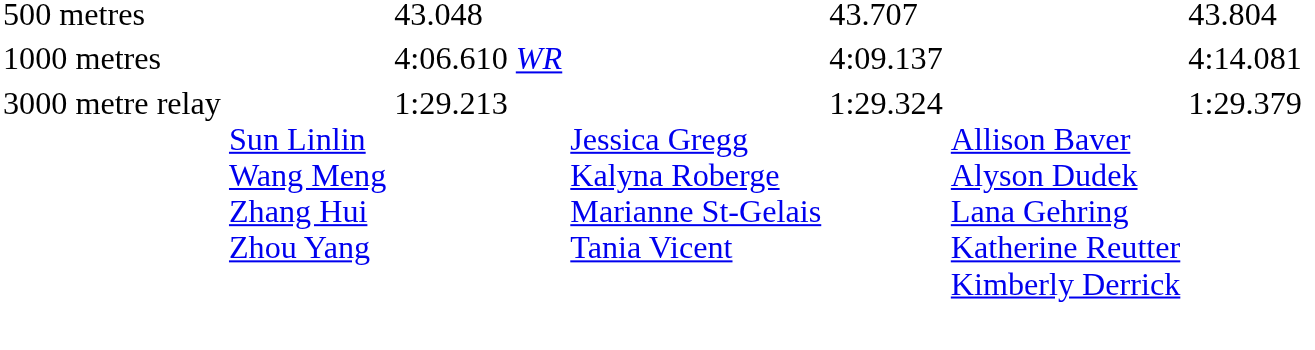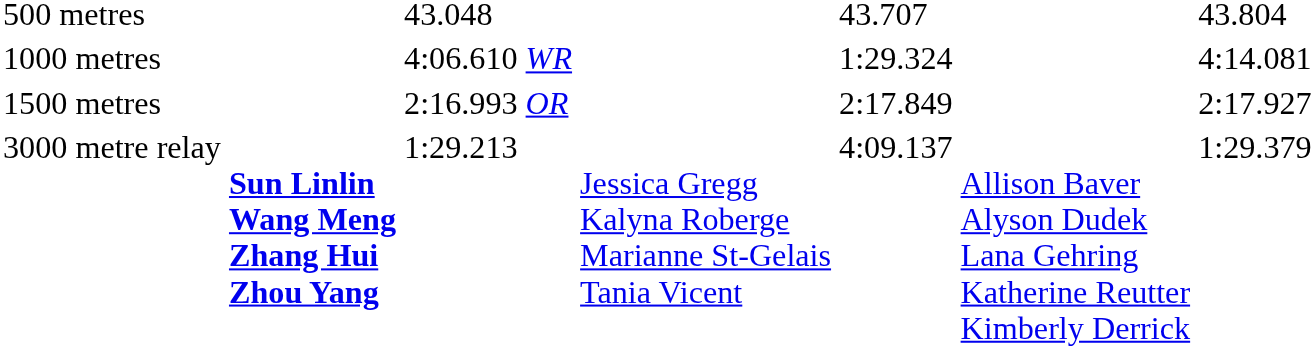(886, 58) 4:09.137 -> (896, 58) 1:29.324
+ row: (82, 103)
(308, 193) normal -> (313, 237) bold
(886, 103) 1:29.324 -> (896, 147) 4:09.137
